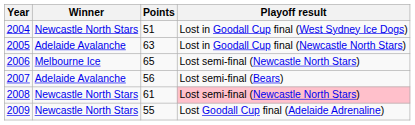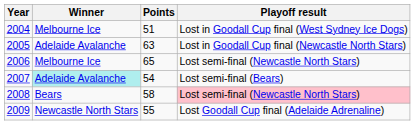(86, 29) Newcastle North Stars -> (68, 29) Melbourne Ice
(80, 78) no background -> (80, 78) paleturquoise background
(149, 78) 56 -> (149, 78) 54
(86, 95) Newcastle North Stars -> (48, 95) Bears
(149, 95) 61 -> (149, 95) 58
